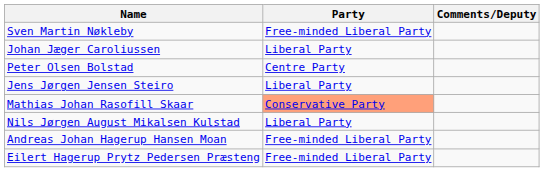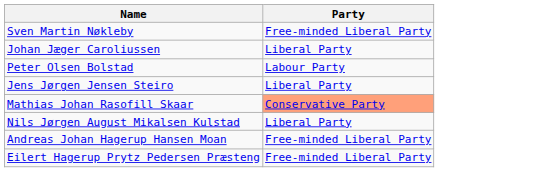- column: (487, 13)
(305, 67) Centre Party -> (305, 67) Labour Party
